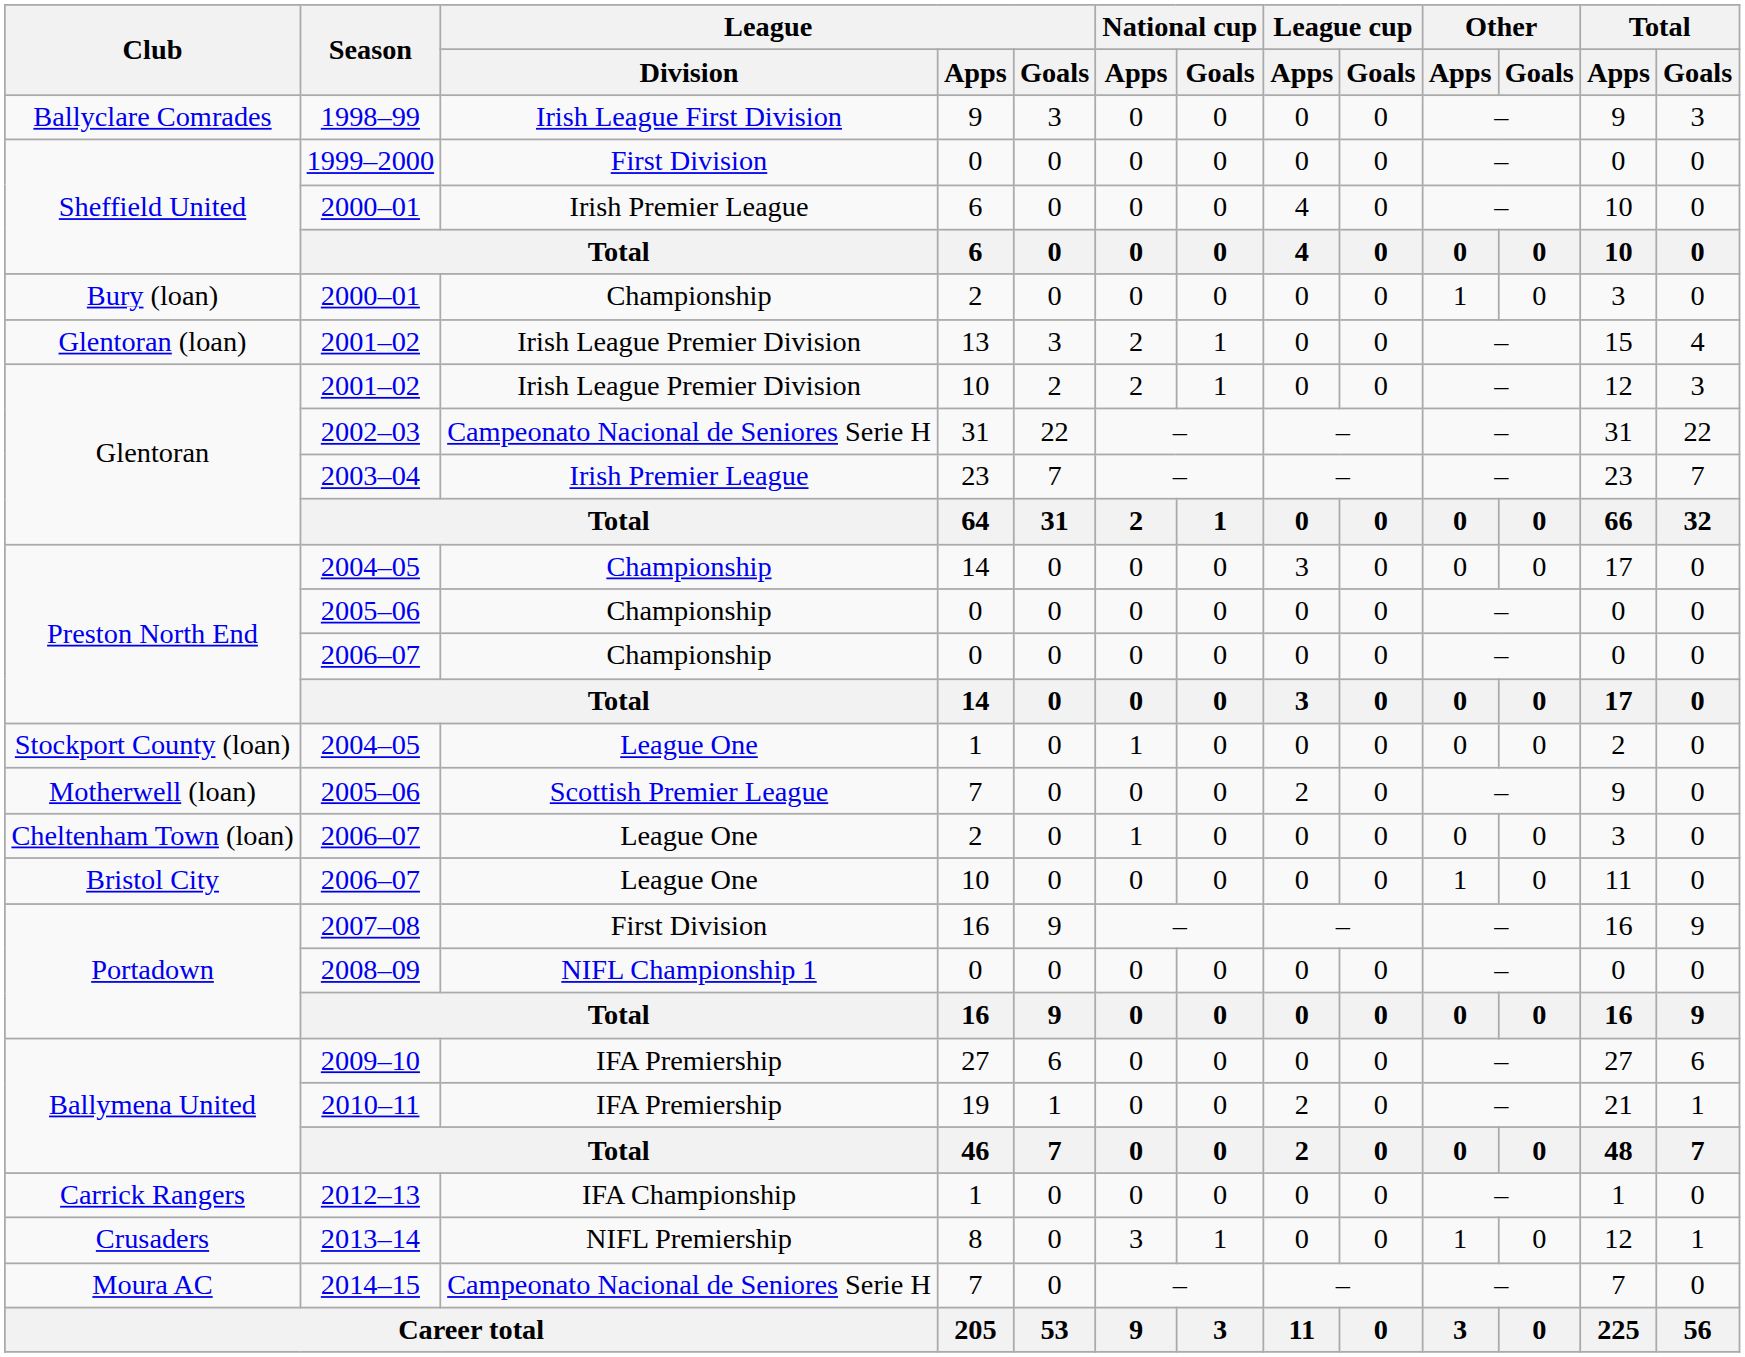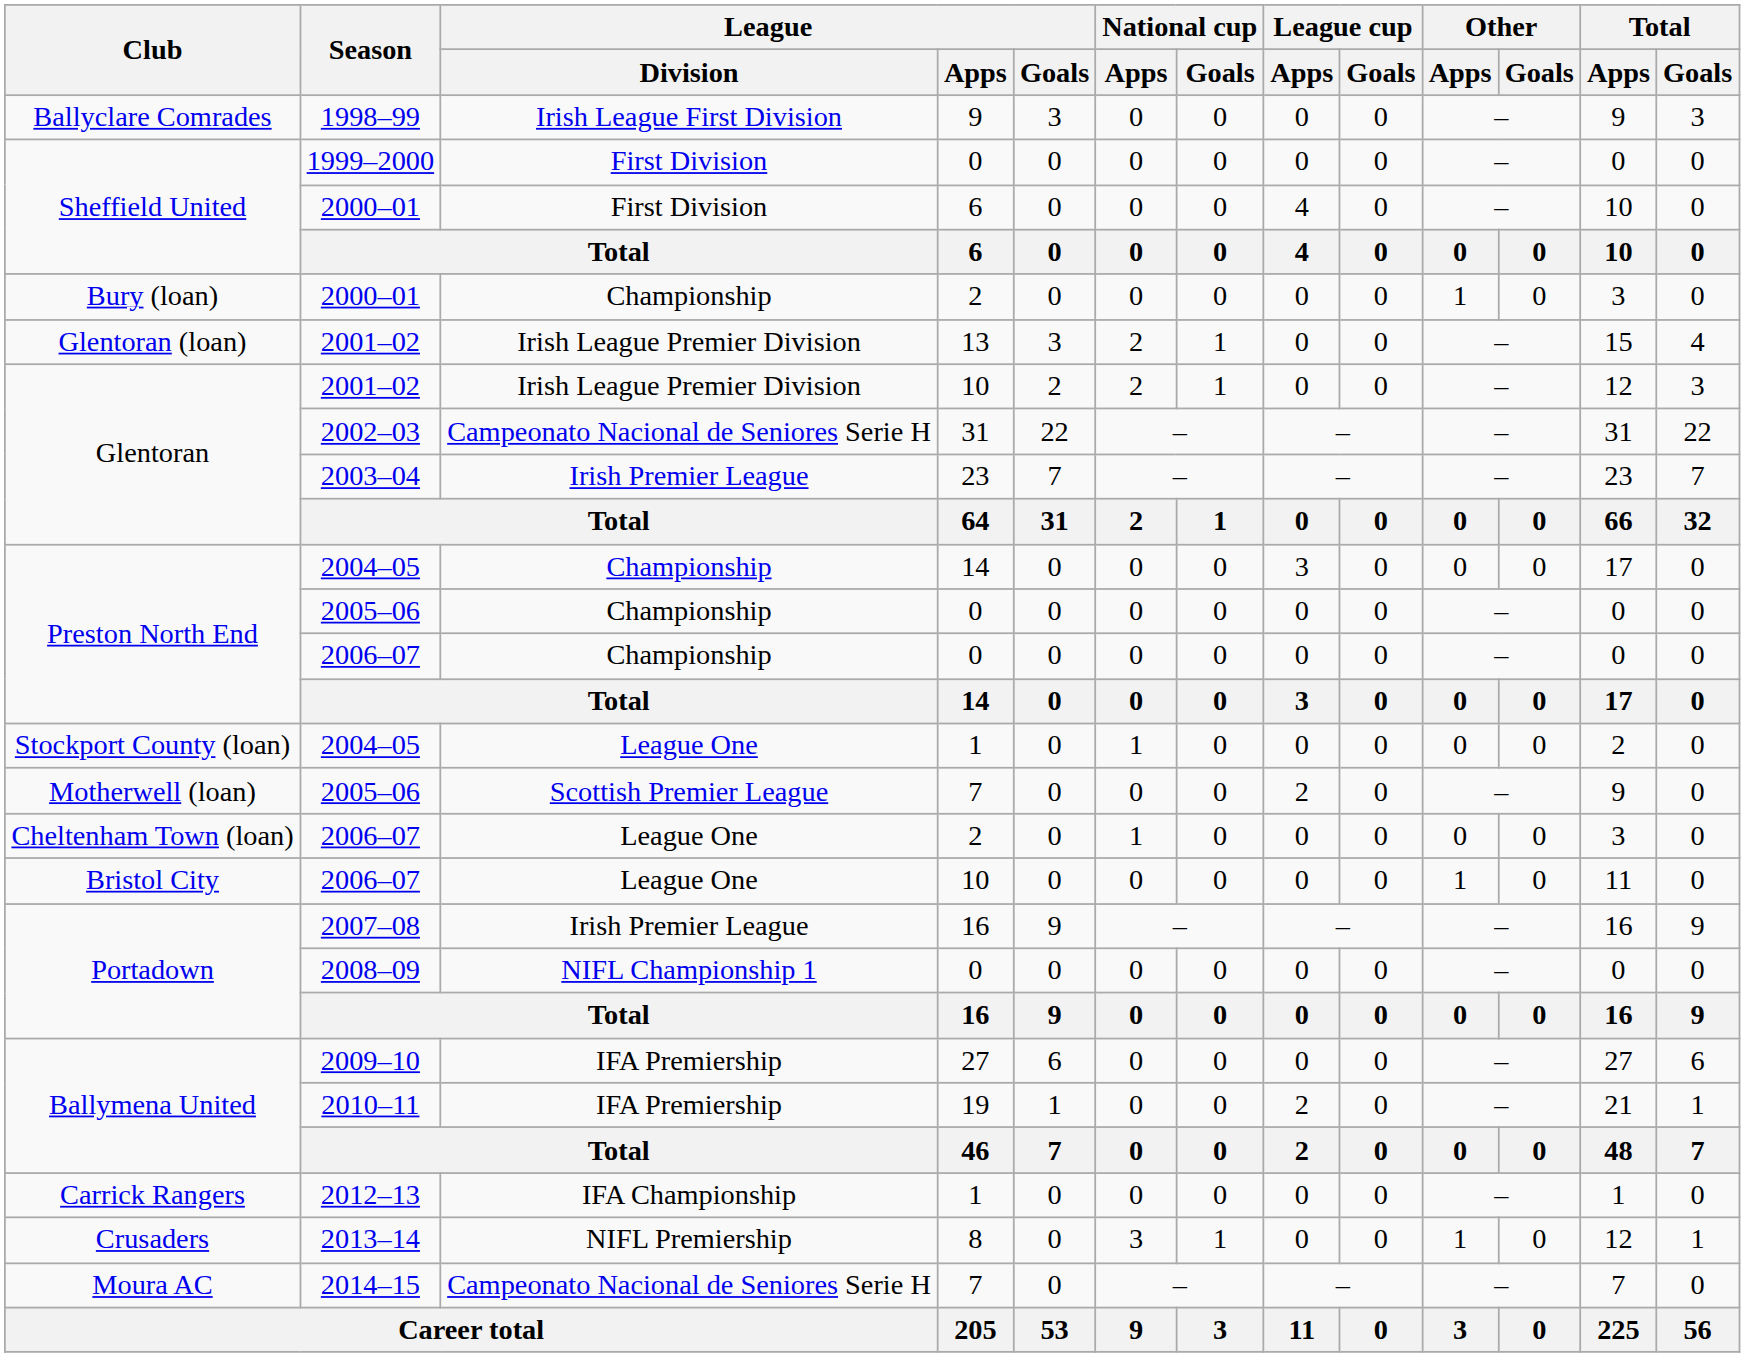(689, 206) Irish Premier League -> (689, 206) First Division
(689, 925) First Division -> (689, 925) Irish Premier League
